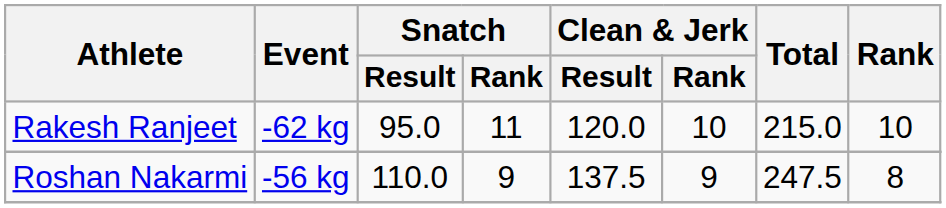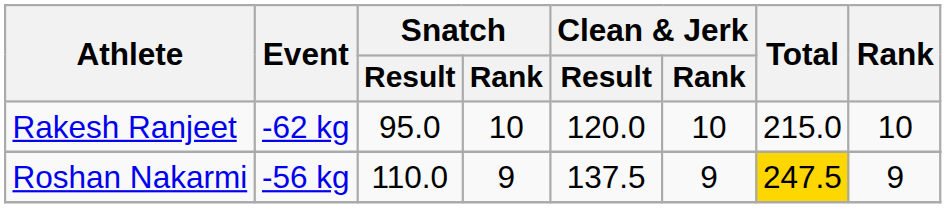(506, 127) 11 -> (506, 127) 10
(802, 177) no background -> (802, 177) gold background
(895, 177) 8 -> (895, 177) 9
